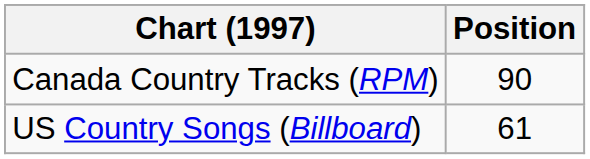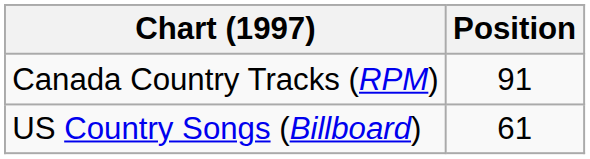(515, 78) 90 -> (515, 78) 91
